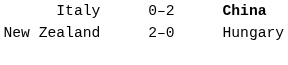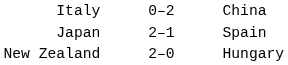(244, 11) bold -> (244, 11) normal
+ row: (78, 33)
